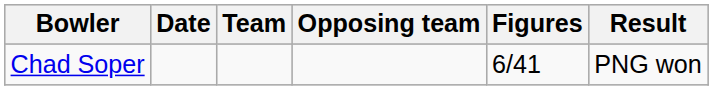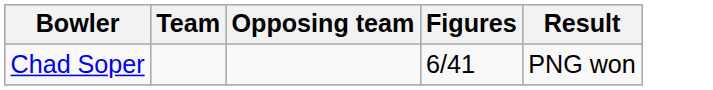- column: (183, 24)
